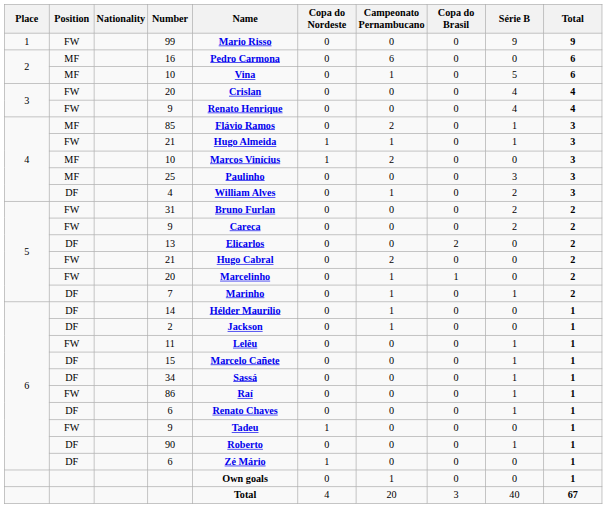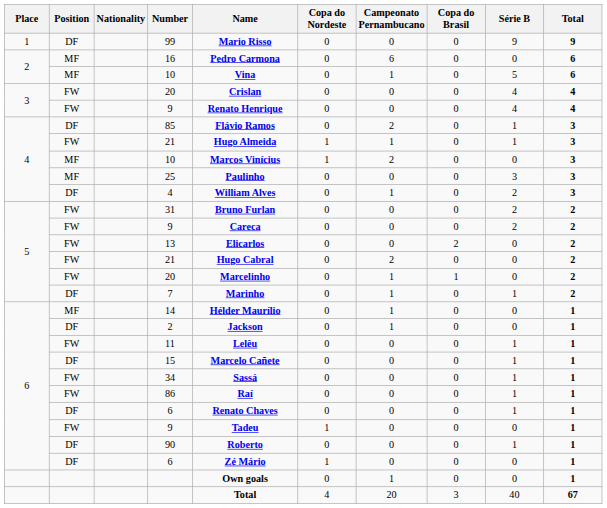(72, 41) FW -> (72, 41) DF
(72, 125) MF -> (72, 125) DF
(72, 243) DF -> (72, 243) FW
(72, 310) DF -> (72, 310) MF
(72, 377) DF -> (72, 377) FW
